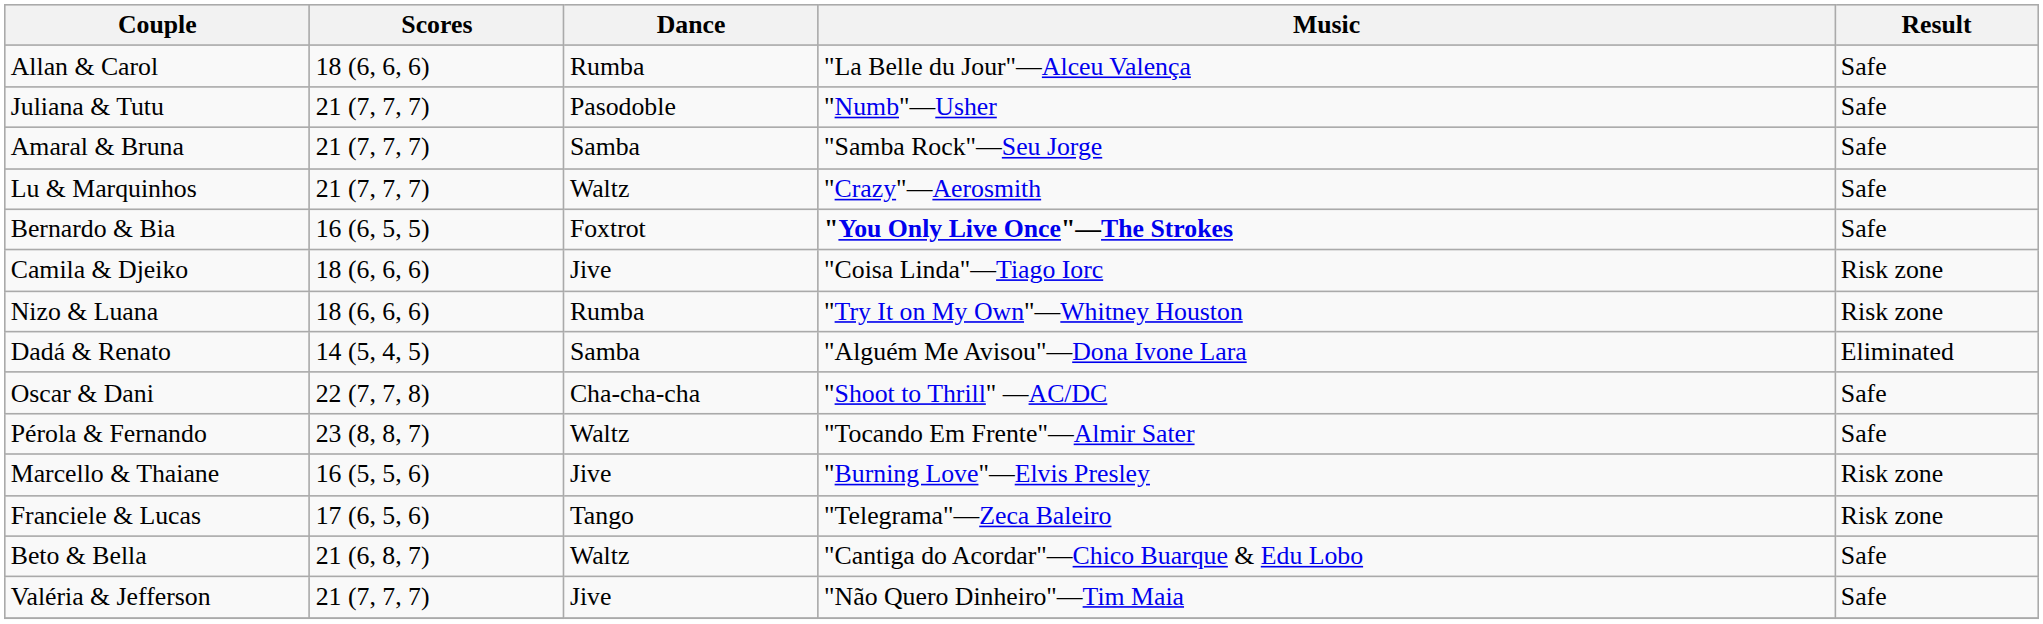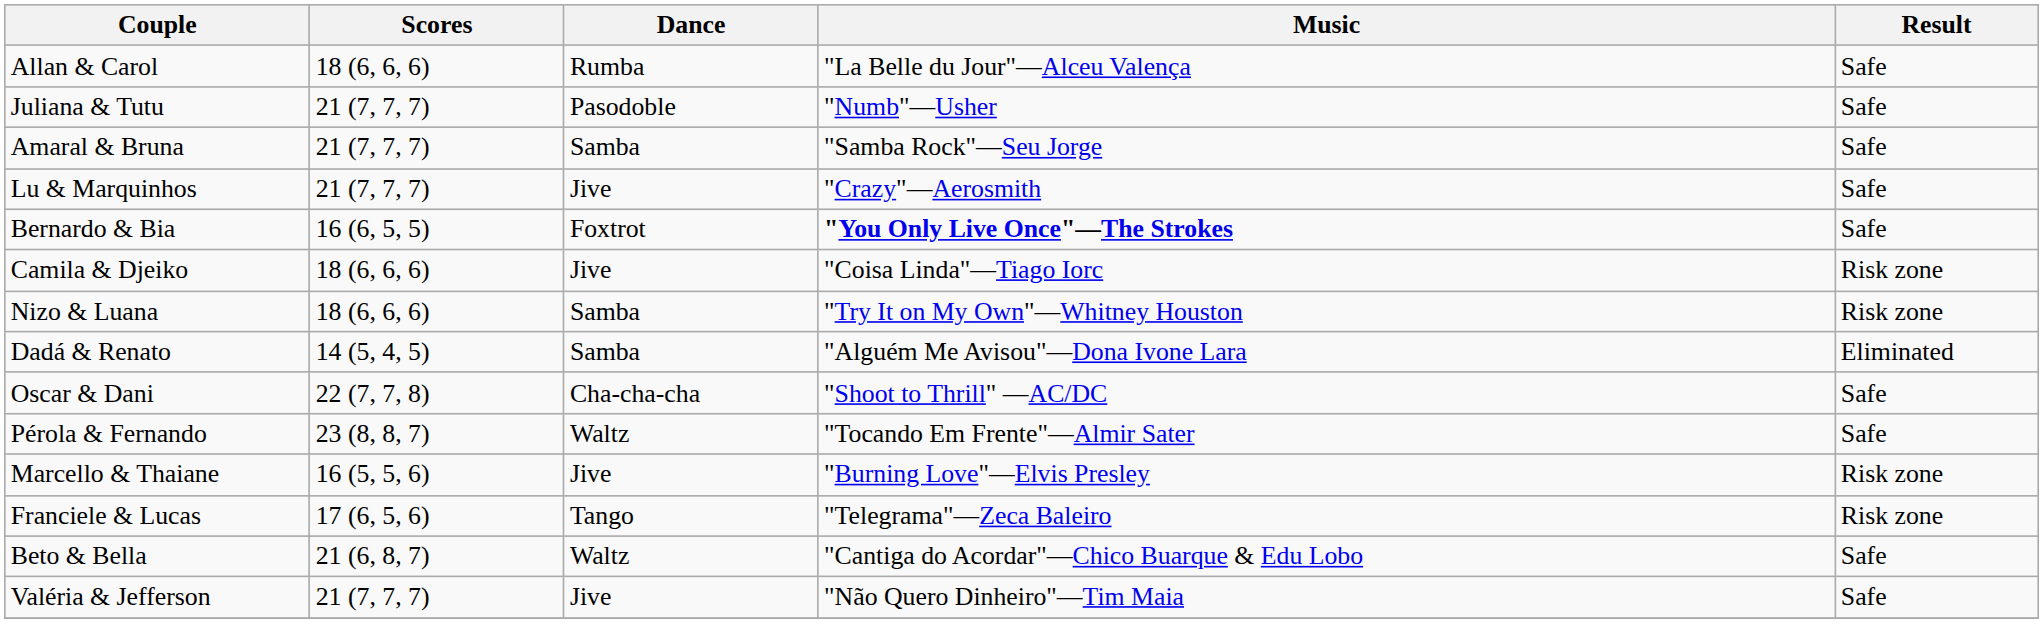(600, 188) Waltz -> (591, 188) Jive
(607, 310) Rumba -> (605, 310) Samba
